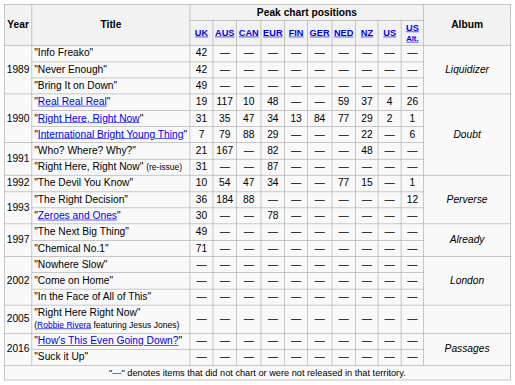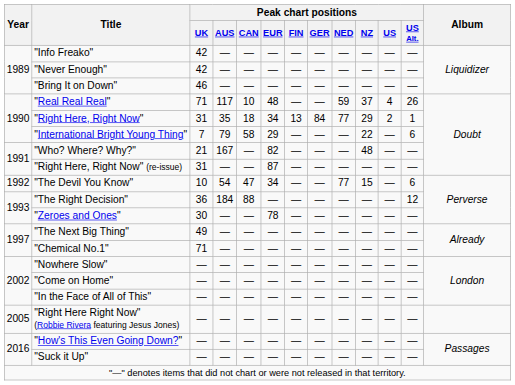(202, 86) 49 -> (202, 86) 46
(202, 102) 19 -> (202, 102) 71
(249, 118) 47 -> (249, 118) 18
(249, 134) 88 -> (249, 134) 58
(412, 183) 1 -> (412, 183) 6
